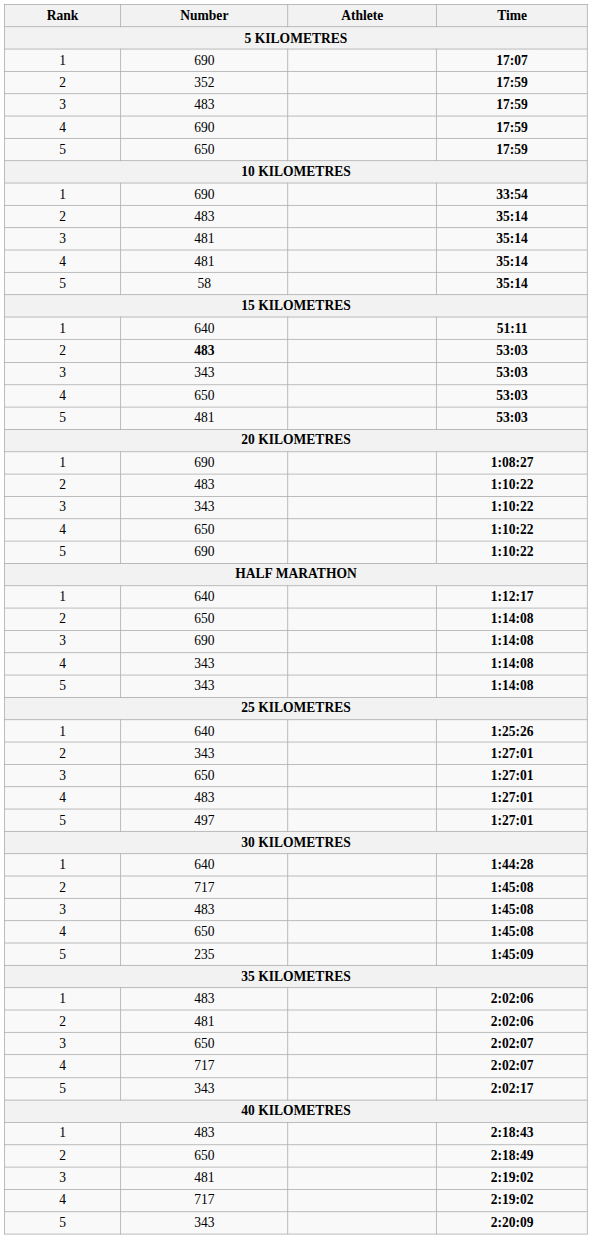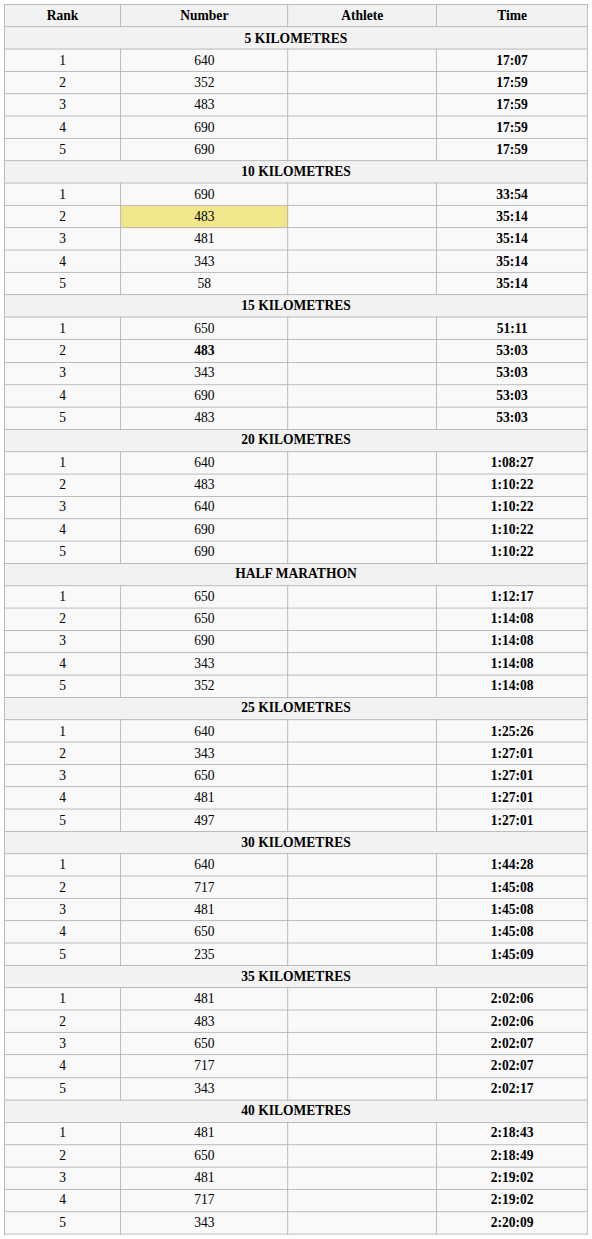(204, 59) 690 -> (204, 59) 640
(204, 149) 650 -> (204, 149) 690
(204, 216) no background -> (204, 216) khaki background
(204, 261) 481 -> (204, 261) 343
(204, 328) 640 -> (204, 328) 650
(204, 395) 650 -> (204, 395) 690
(204, 417) 481 -> (204, 417) 483
(204, 462) 690 -> (204, 462) 640
(204, 507) 343 -> (204, 507) 640
(204, 529) 650 -> (204, 529) 690
(204, 596) 640 -> (204, 596) 650
(204, 685) 343 -> (204, 685) 352
(204, 797) 483 -> (204, 797) 481
(204, 909) 483 -> (204, 909) 481
(204, 998) 483 -> (204, 998) 481
(204, 1021) 481 -> (204, 1021) 483
(204, 1132) 483 -> (204, 1132) 481
